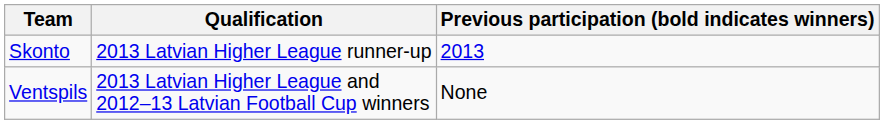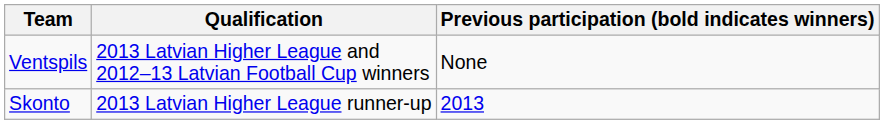rows swapped: (48, 92) <-> (39, 50)
